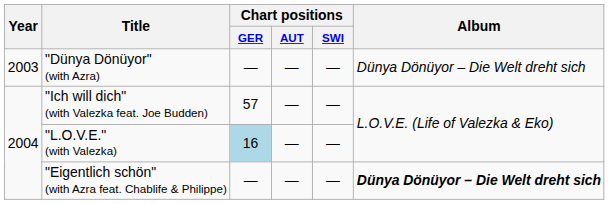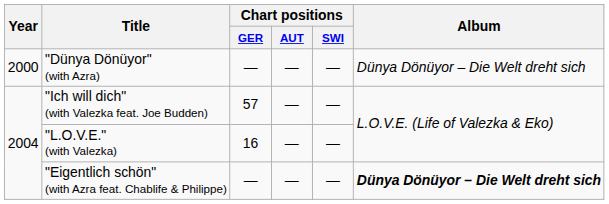(23, 67) 2003 -> (23, 67) 2000
(251, 142) lightblue background -> (251, 142) no background
